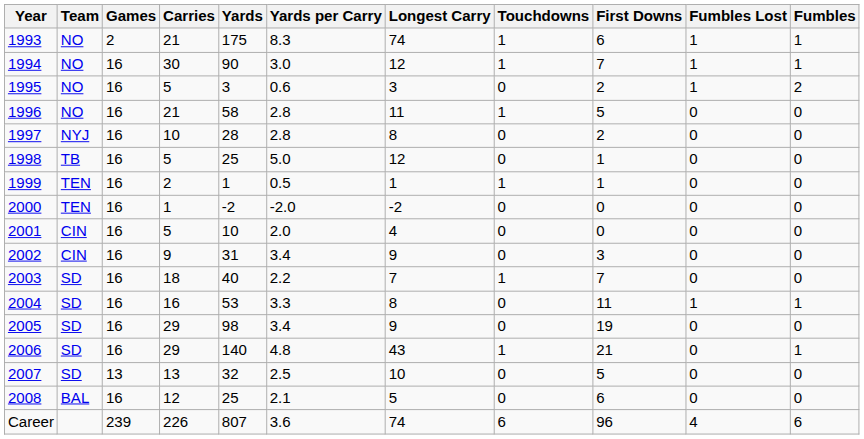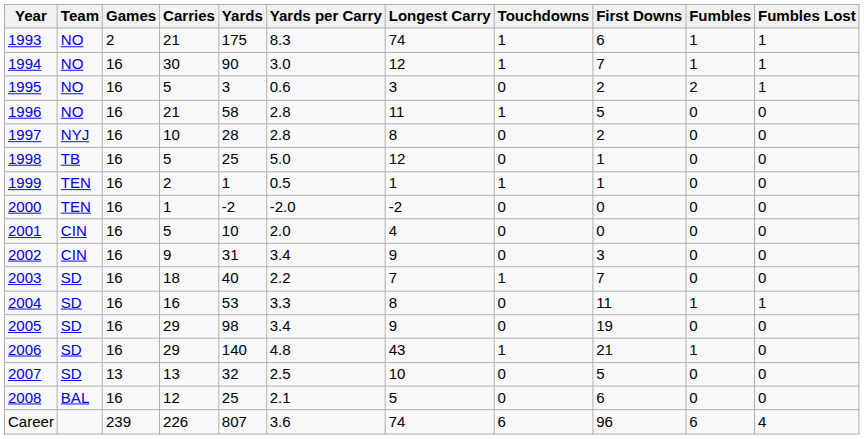columns swapped: (825, 16) <-> (738, 16)
